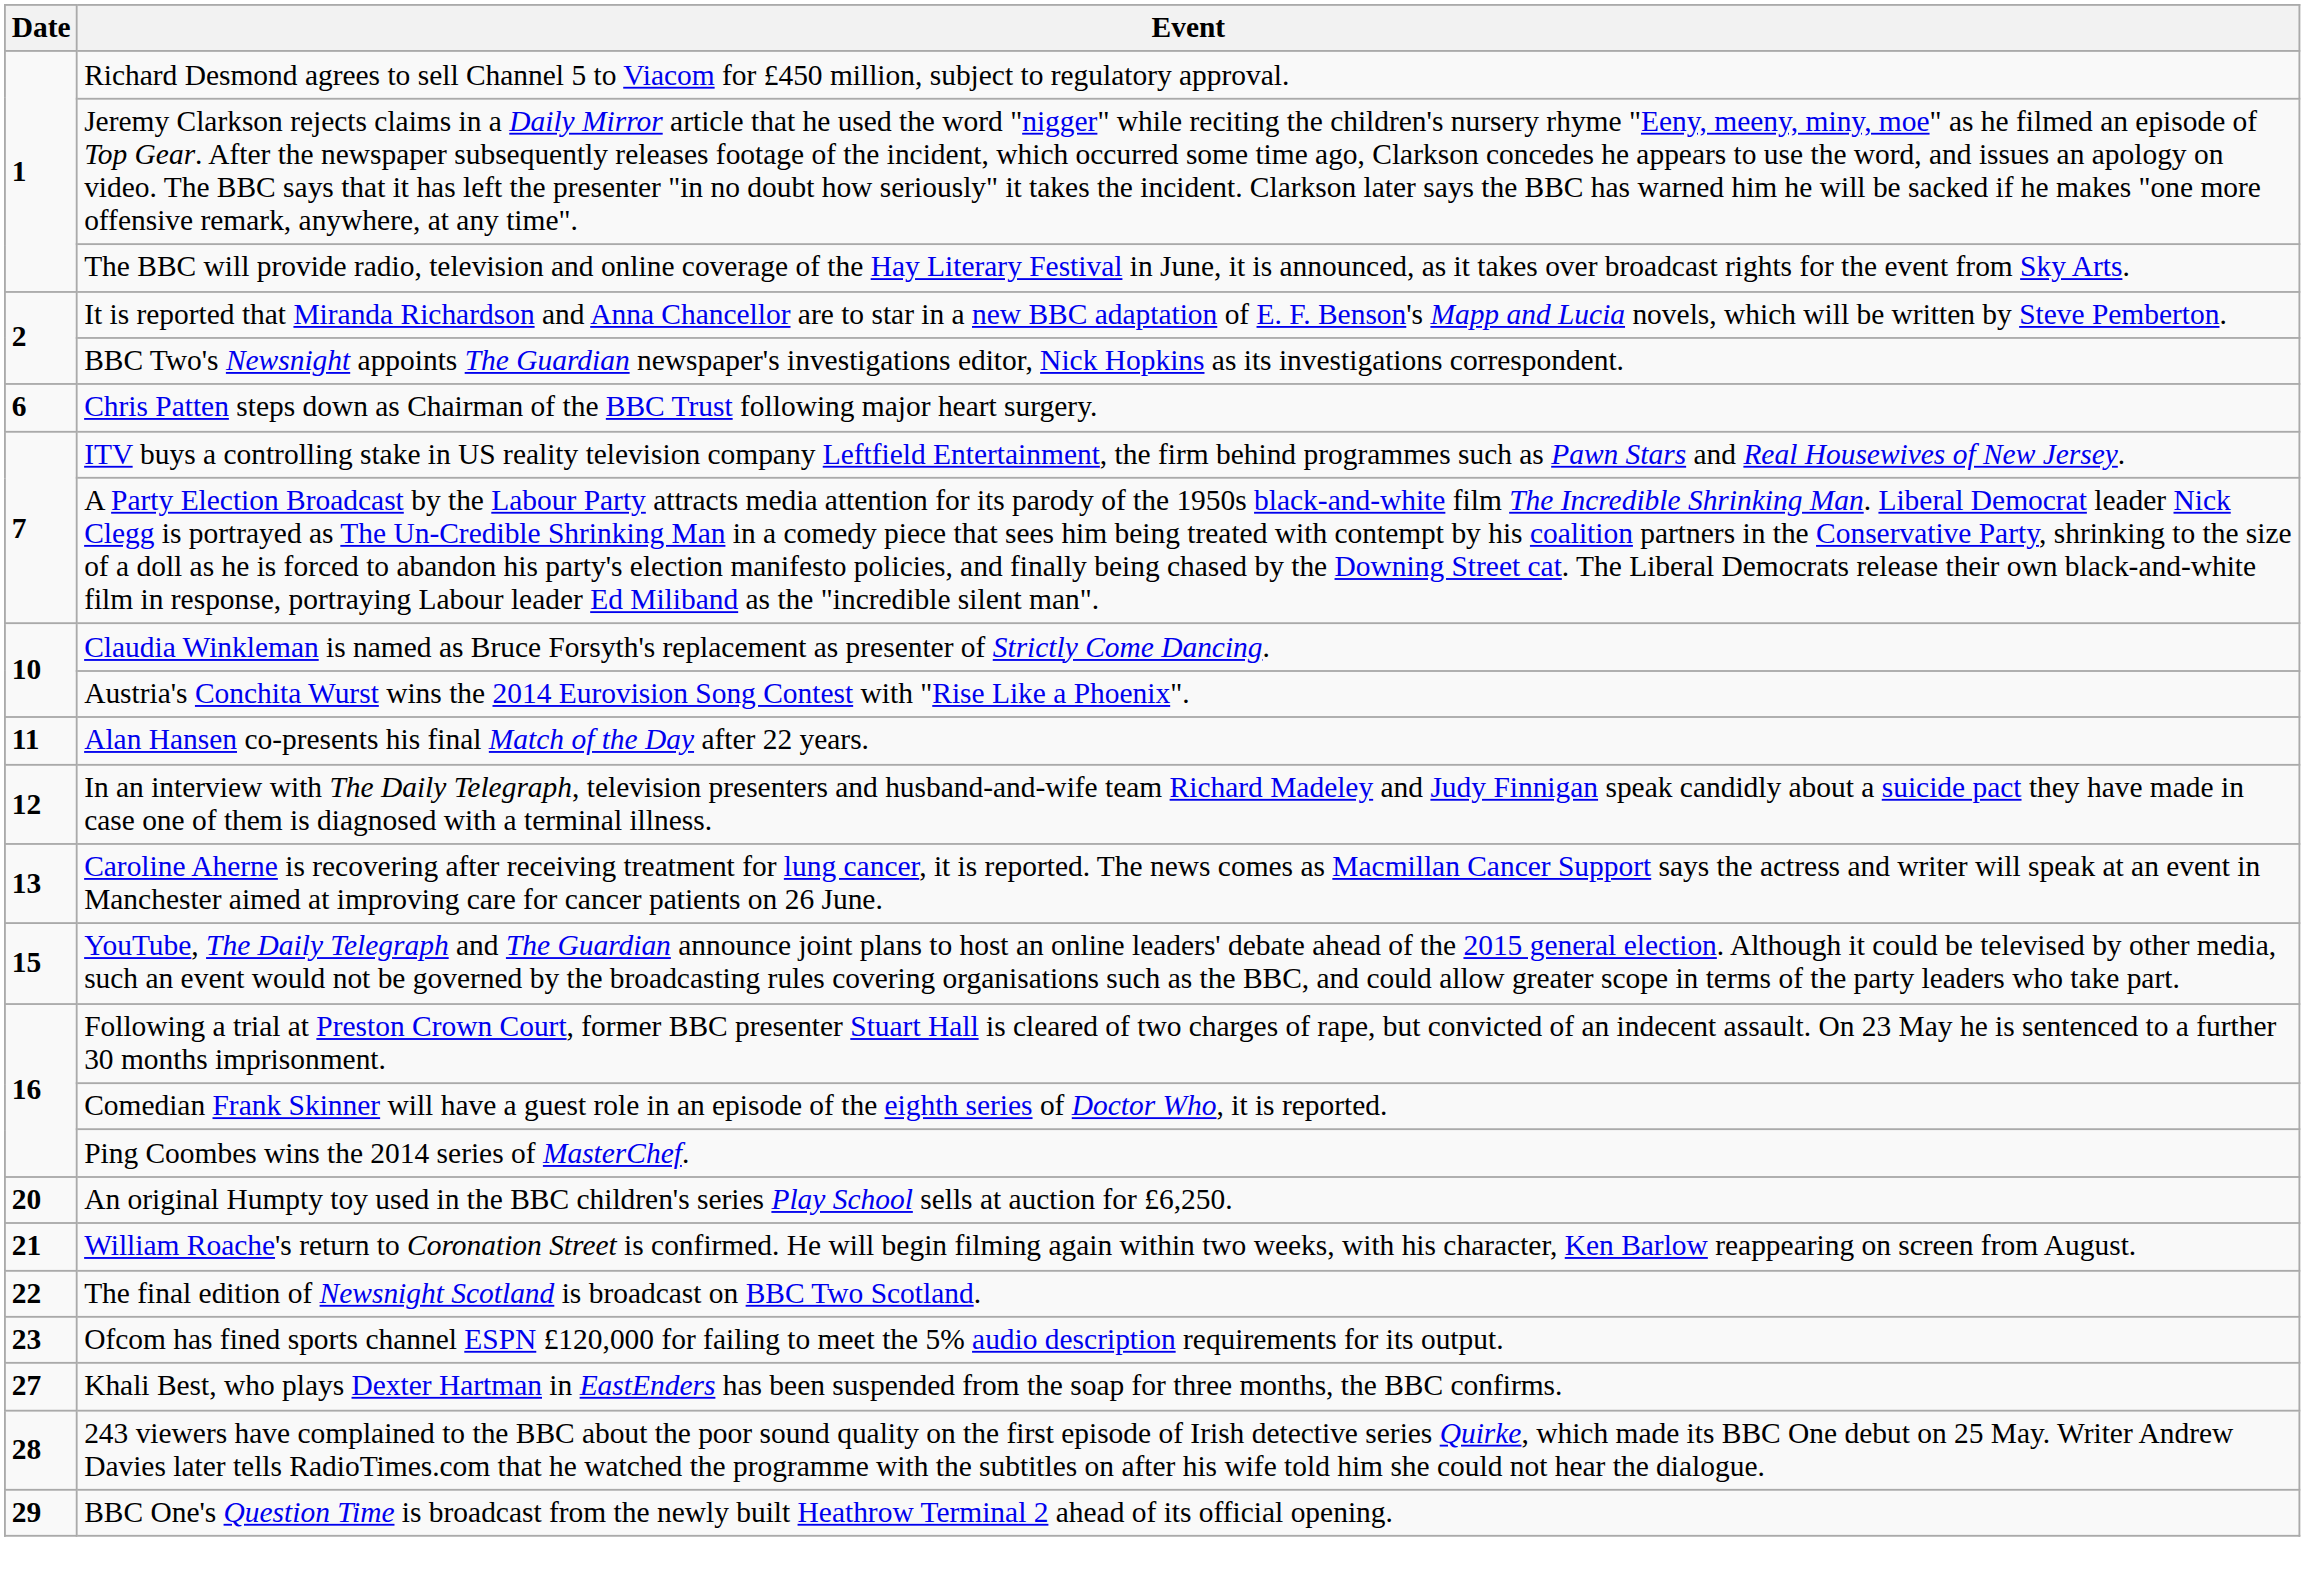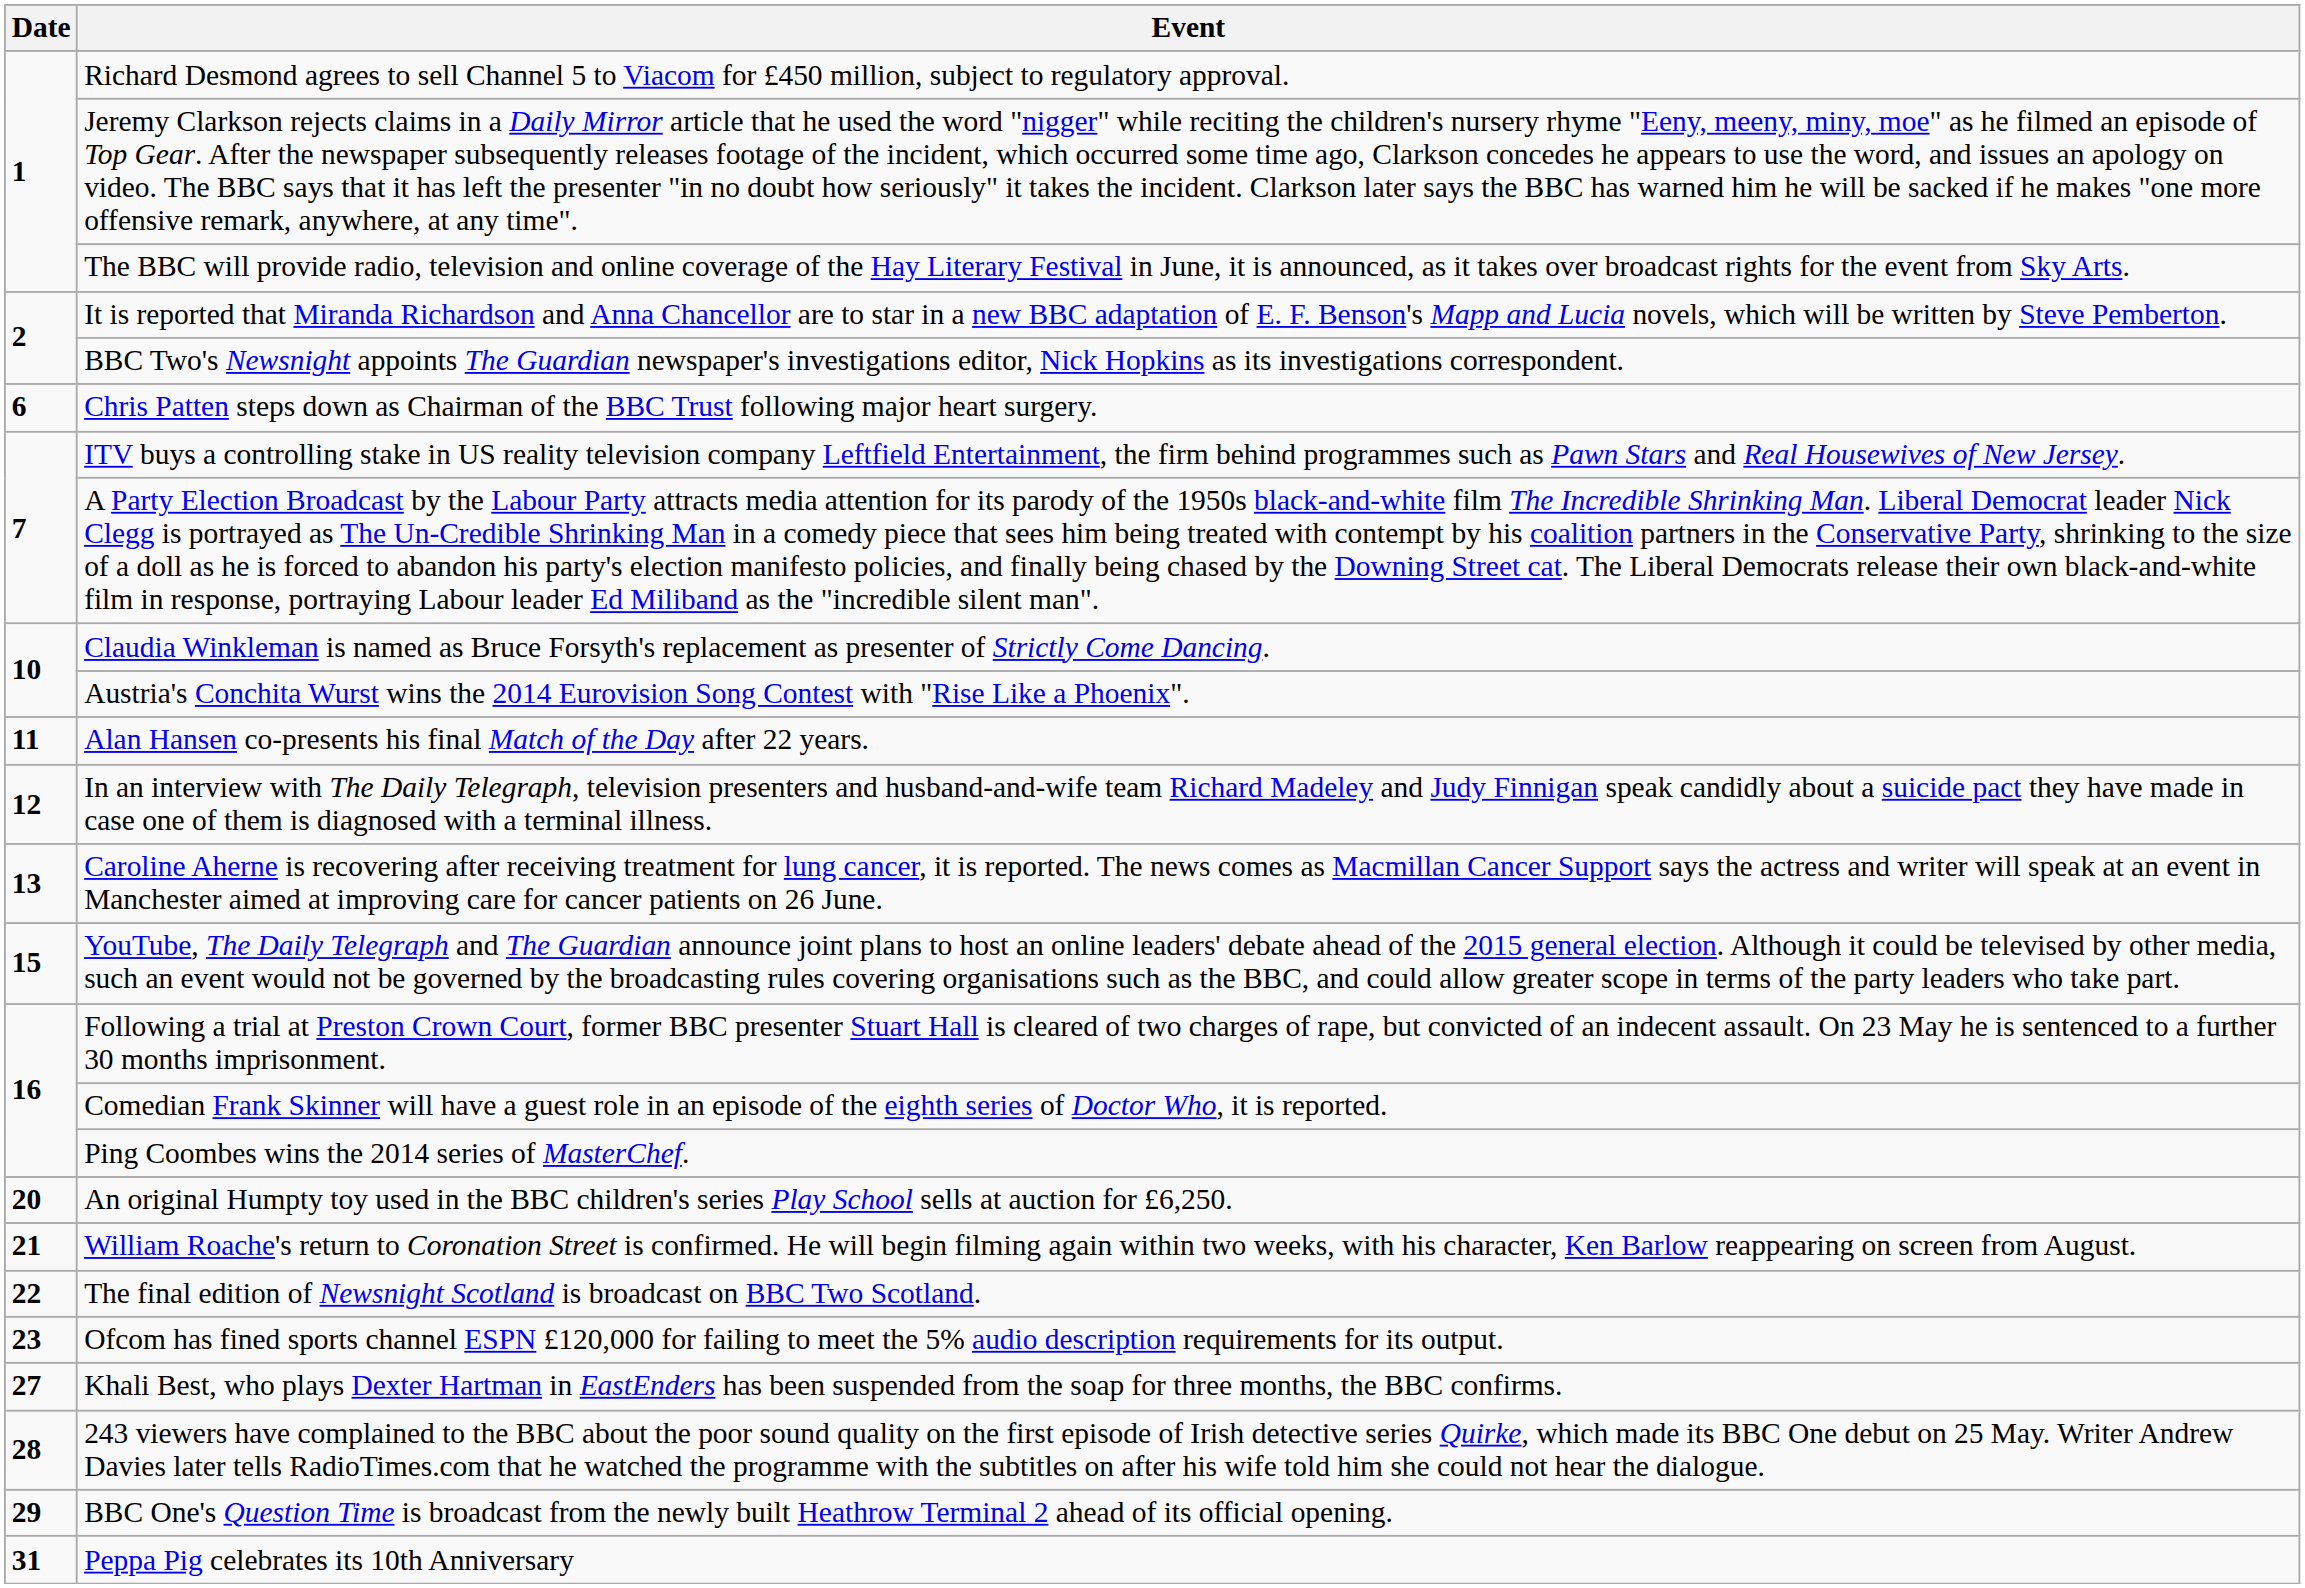+ row: (329, 1559)
